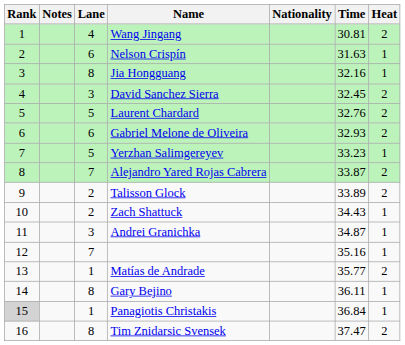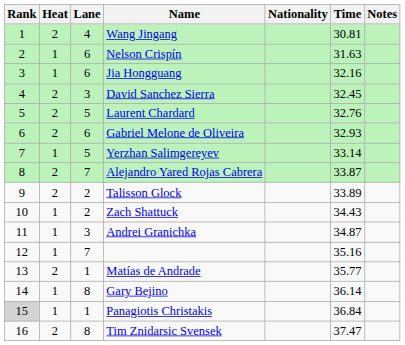columns swapped: (384, 14) <-> (57, 14)
(91, 73) 8 -> (87, 73) 6
(352, 152) 33.23 -> (347, 152) 33.14
(352, 291) 36.11 -> (347, 291) 36.14
